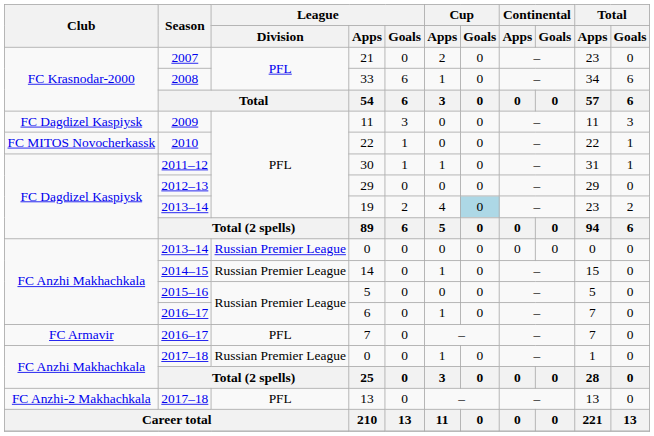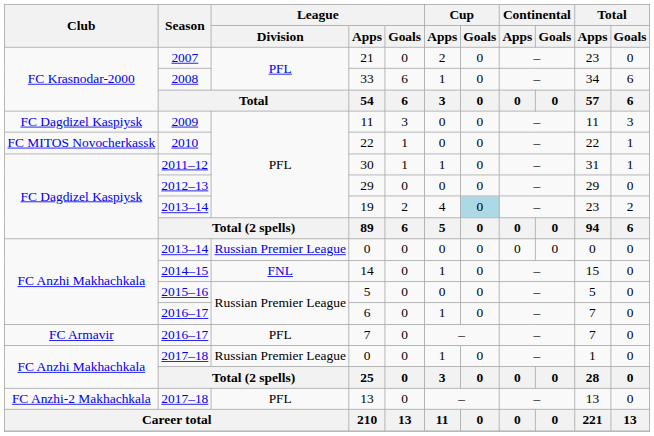(280, 270) Russian Premier League -> (280, 270) FNL
